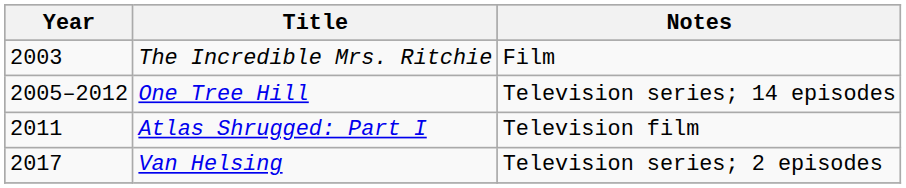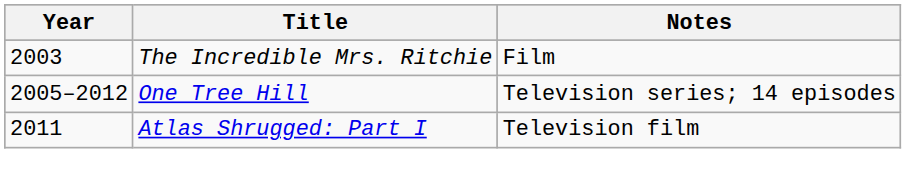- row: (210, 165)
